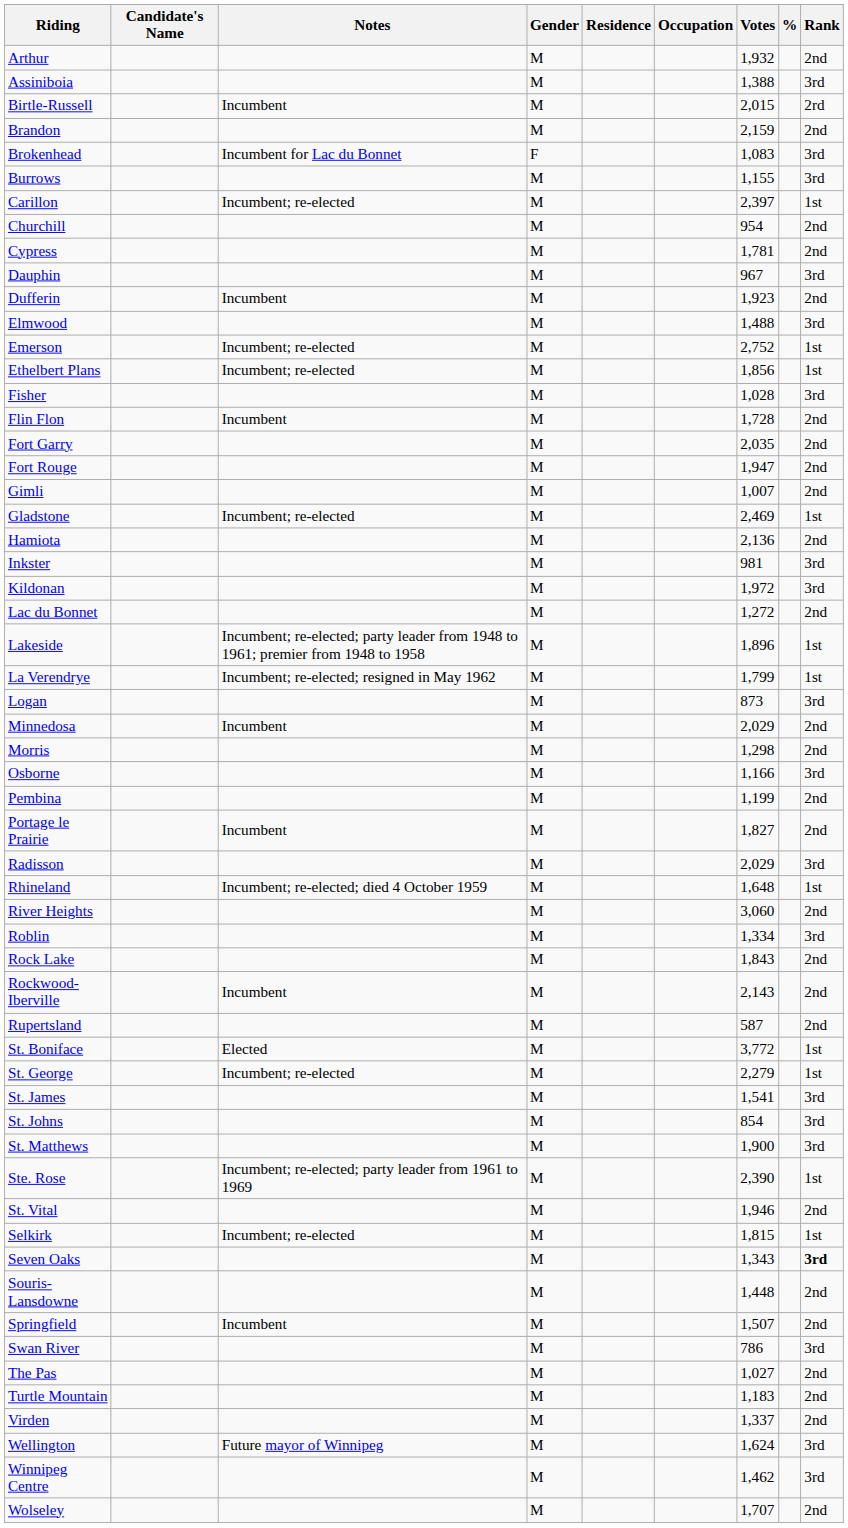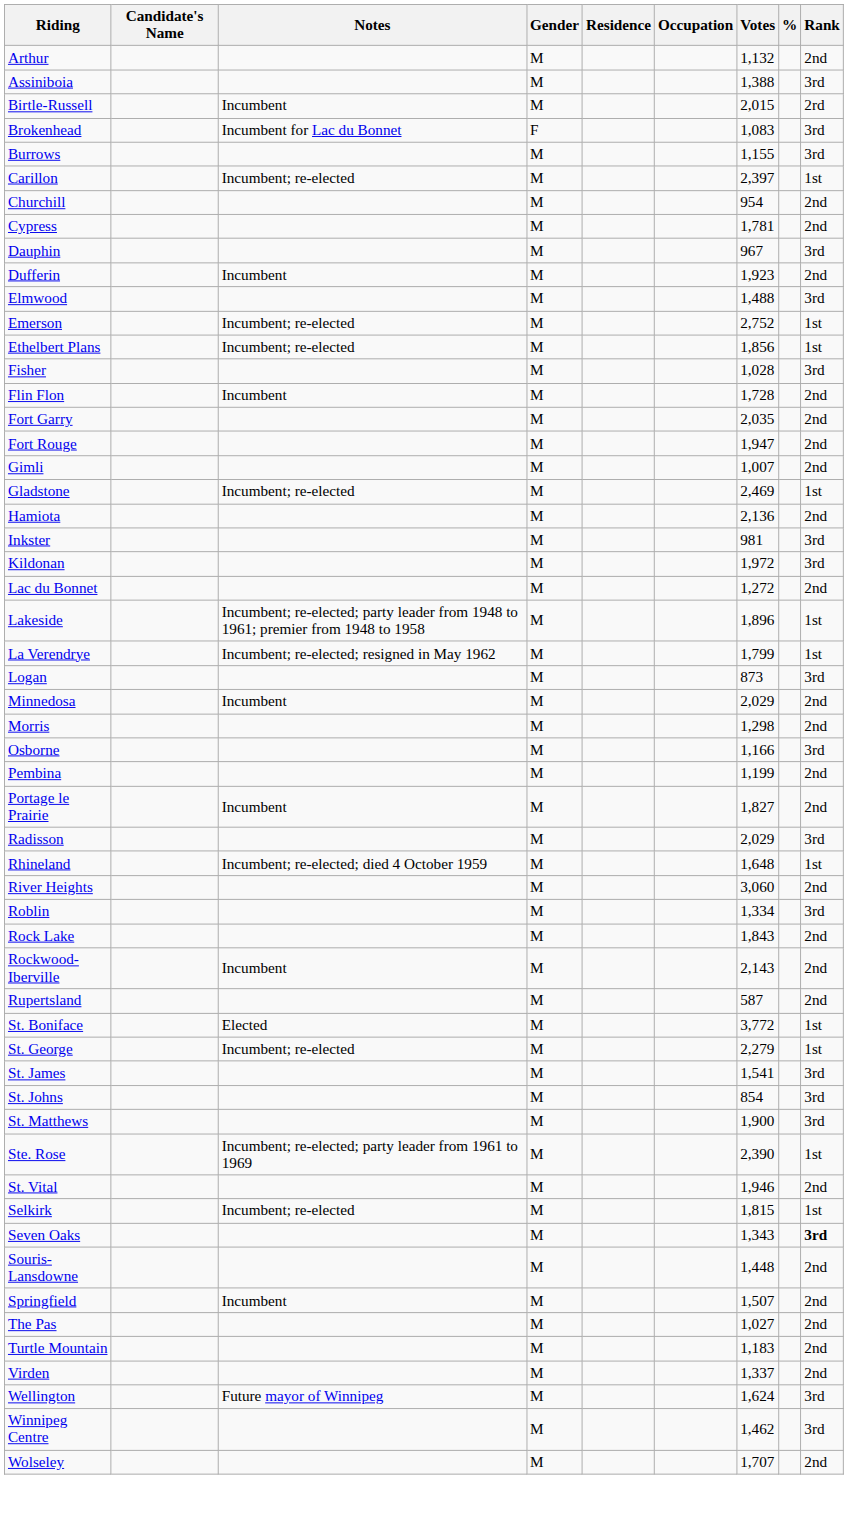(757, 57) 1,932 -> (757, 57) 1,132
- row: (34, 130)
- row: (44, 1348)
